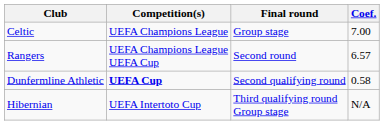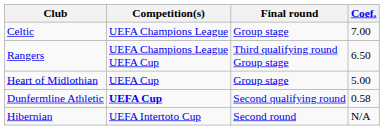(265, 55) Second round -> (285, 55) Third qualifying round Group stage
(361, 55) 6.57 -> (361, 55) 6.50
+ row: (52, 80)
(285, 104) Third qualifying round Group stage -> (265, 116) Second round
